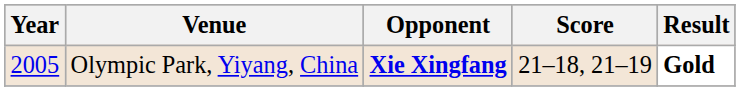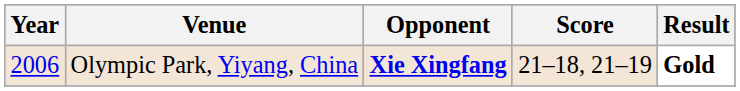(35, 65) 2005 -> (35, 65) 2006
